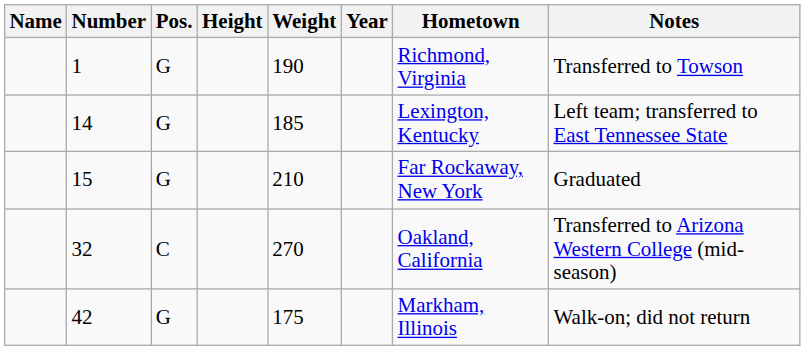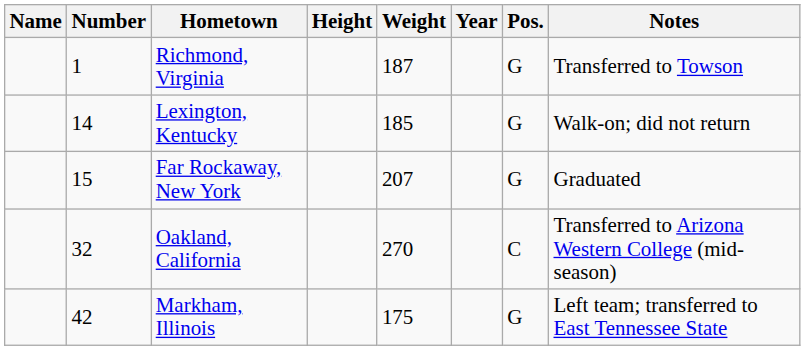columns swapped: (174, 21) <-> (471, 21)
(288, 66) 190 -> (398, 66) 187
(656, 122) Left team; transferred to East Tennessee State -> (652, 122) Walk-on; did not return
(288, 179) 210 -> (398, 179) 207
(652, 317) Walk-on; did not return -> (656, 317) Left team; transferred to East Tennessee State
